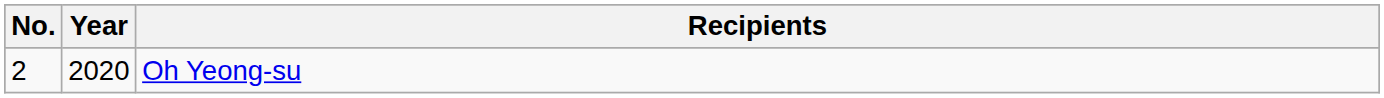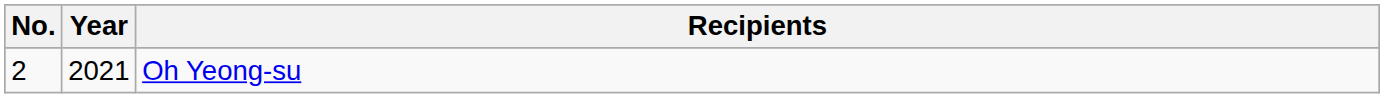(99, 69) 2020 -> (99, 69) 2021
